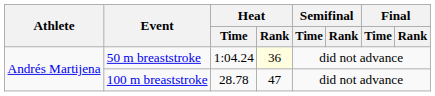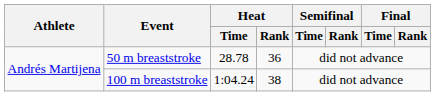(234, 58) 1:04.24 -> (234, 58) 28.78
(275, 58) lightyellow background -> (275, 58) no background
(234, 80) 28.78 -> (234, 80) 1:04.24
(275, 80) 47 -> (275, 80) 38
